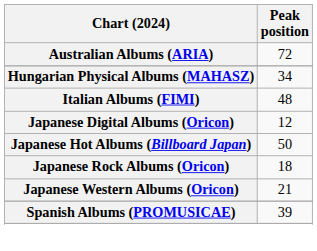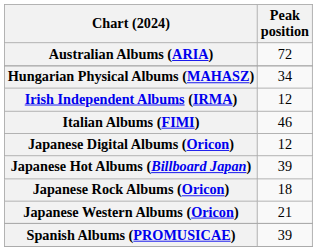+ row: (131, 99)
(285, 99) 48 -> (285, 122) 46
(285, 144) 50 -> (285, 167) 39
